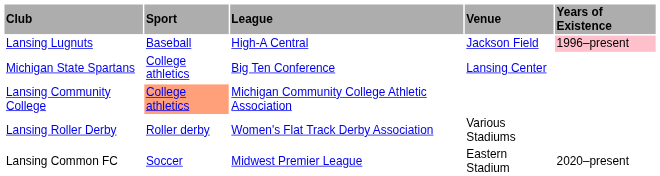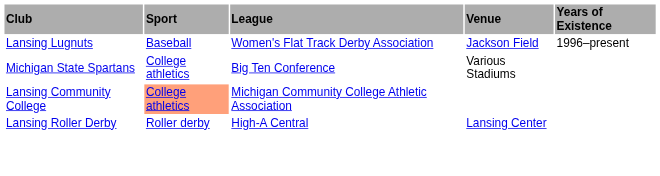(270, 43) High-A Central -> (332, 43) Women's Flat Track Derby Association
(593, 43) pink background -> (593, 43) no background
(506, 68) Lansing Center -> (491, 68) Various Stadiums
(332, 130) Women's Flat Track Derby Association -> (270, 123) High-A Central
(491, 130) Various Stadiums -> (506, 123) Lansing Center
- row: (62, 161)
